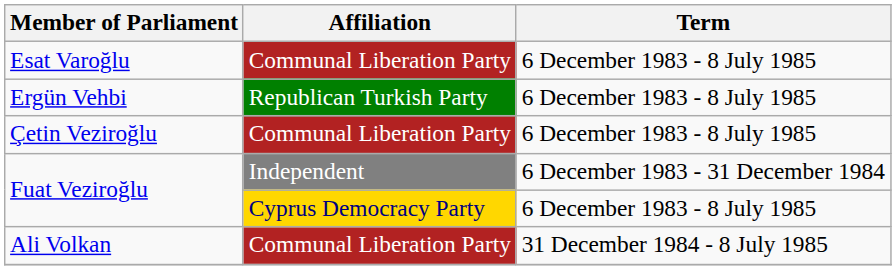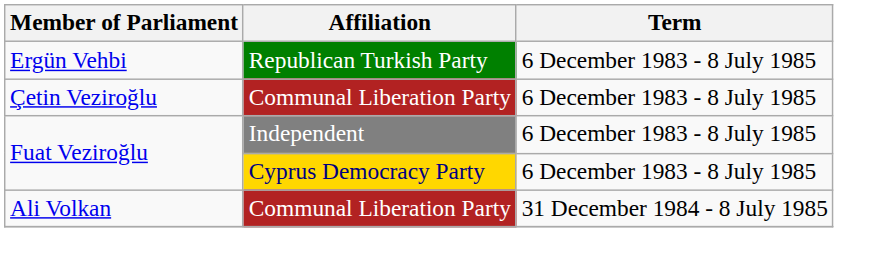- row: (70, 60)
(703, 171) 6 December 1983 - 31 December 1984 -> (669, 134) 6 December 1983 - 8 July 1985
